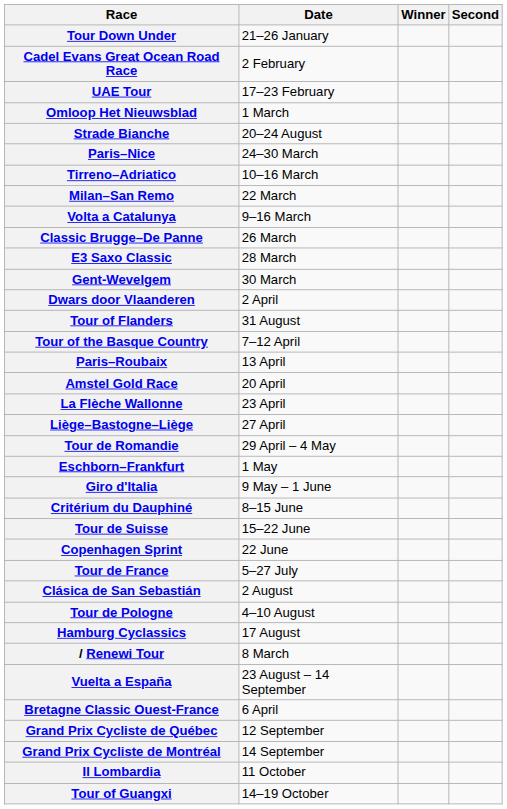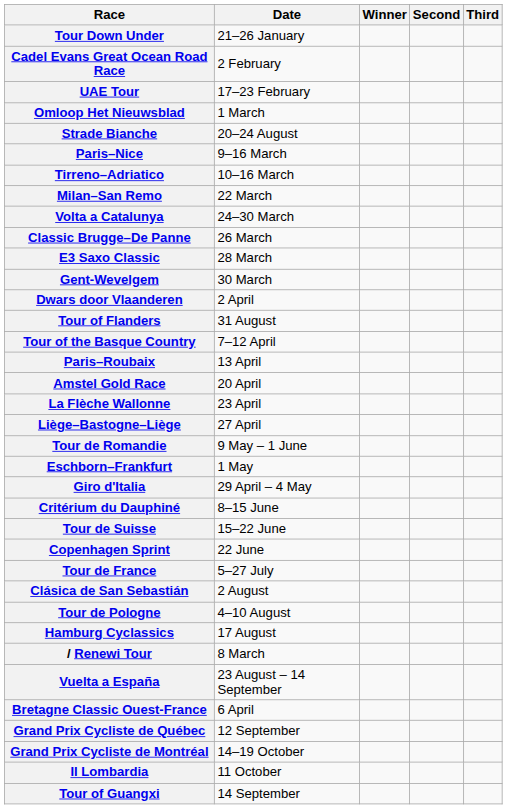+ column: (483, 14)
(280, 154) 24–30 March -> (252, 154) 9–16 March
(276, 216) 9–16 March -> (256, 216) 24–30 March
(289, 445) 29 April – 4 May -> (262, 445) 9 May – 1 June
(287, 487) 9 May – 1 June -> (264, 487) 29 April – 4 May
(283, 751) 14 September -> (261, 751) 14–19 October
(285, 793) 14–19 October -> (259, 793) 14 September
